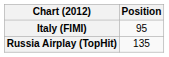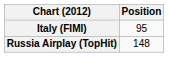(141, 44) 135 -> (141, 44) 148
